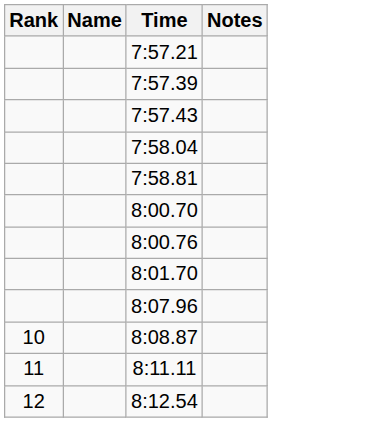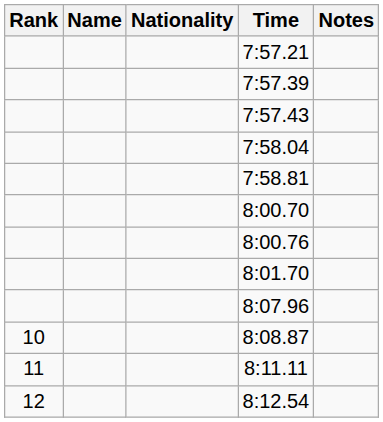+ column: (182, 20)
